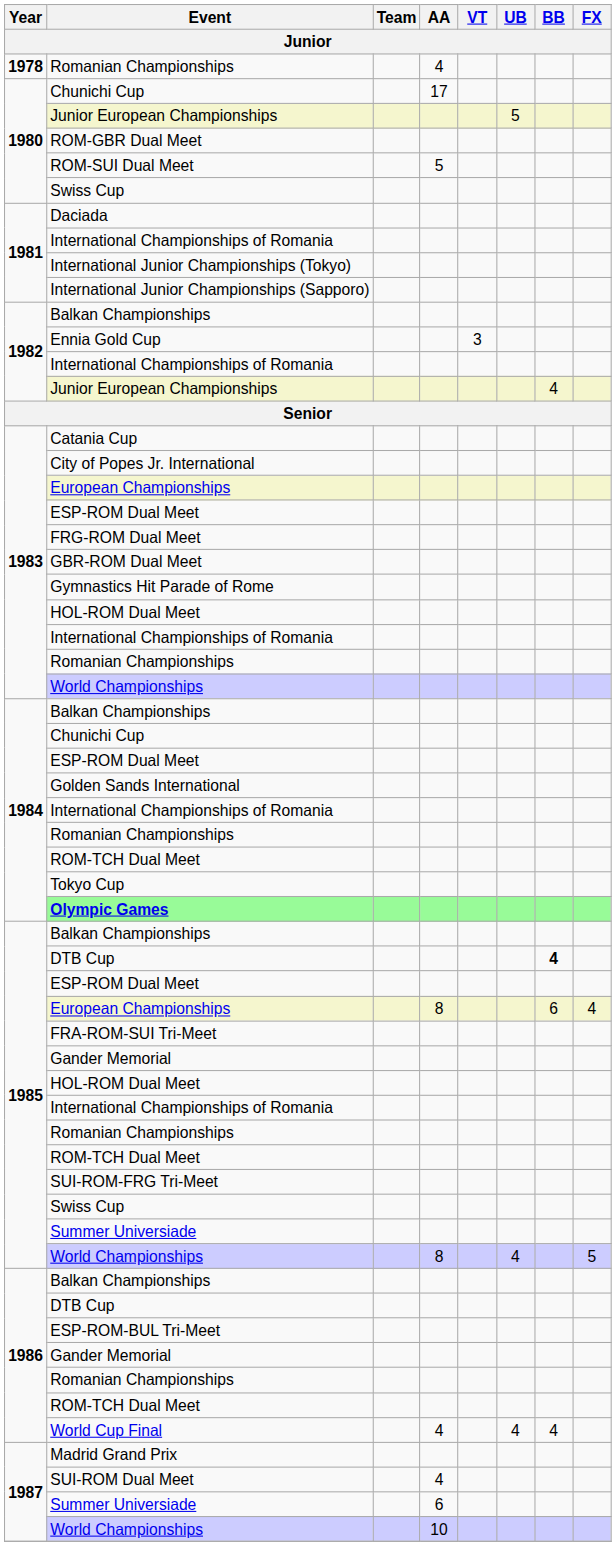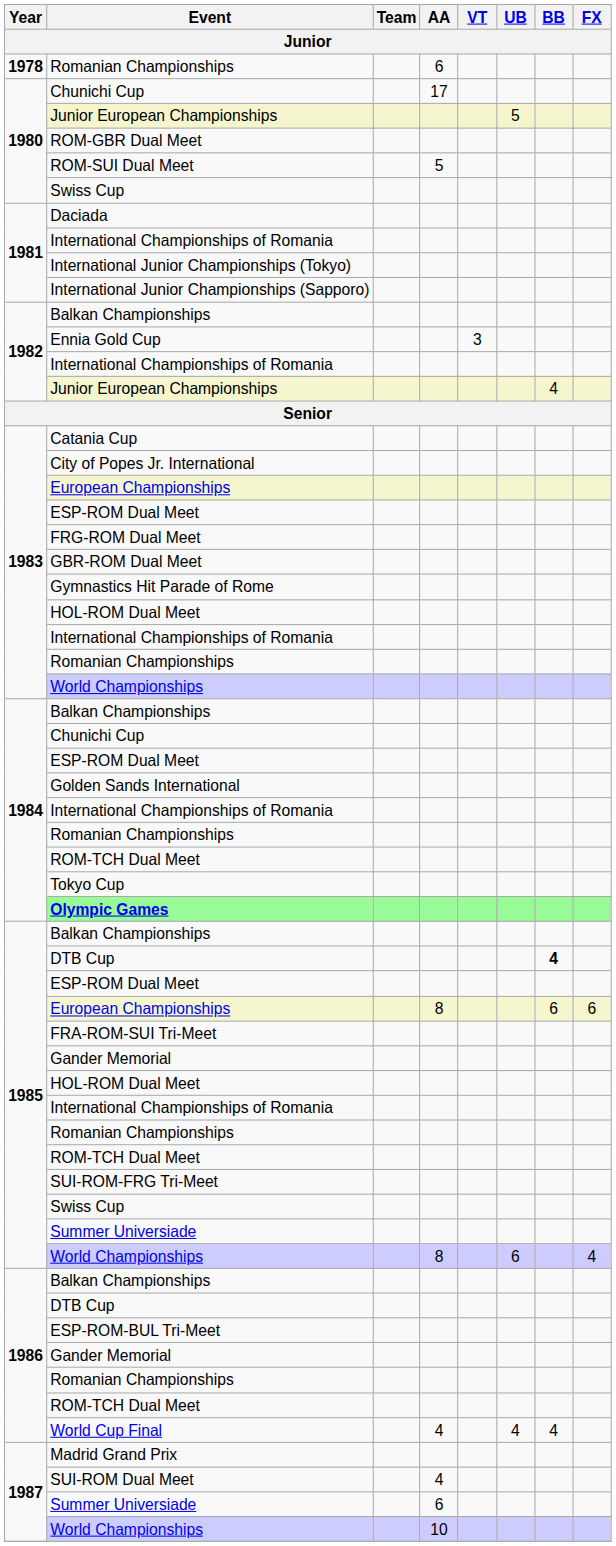(439, 67) 4 -> (439, 67) 6
(592, 1008) 4 -> (592, 1008) 6
(515, 1256) 4 -> (515, 1256) 6
(592, 1256) 5 -> (592, 1256) 4
